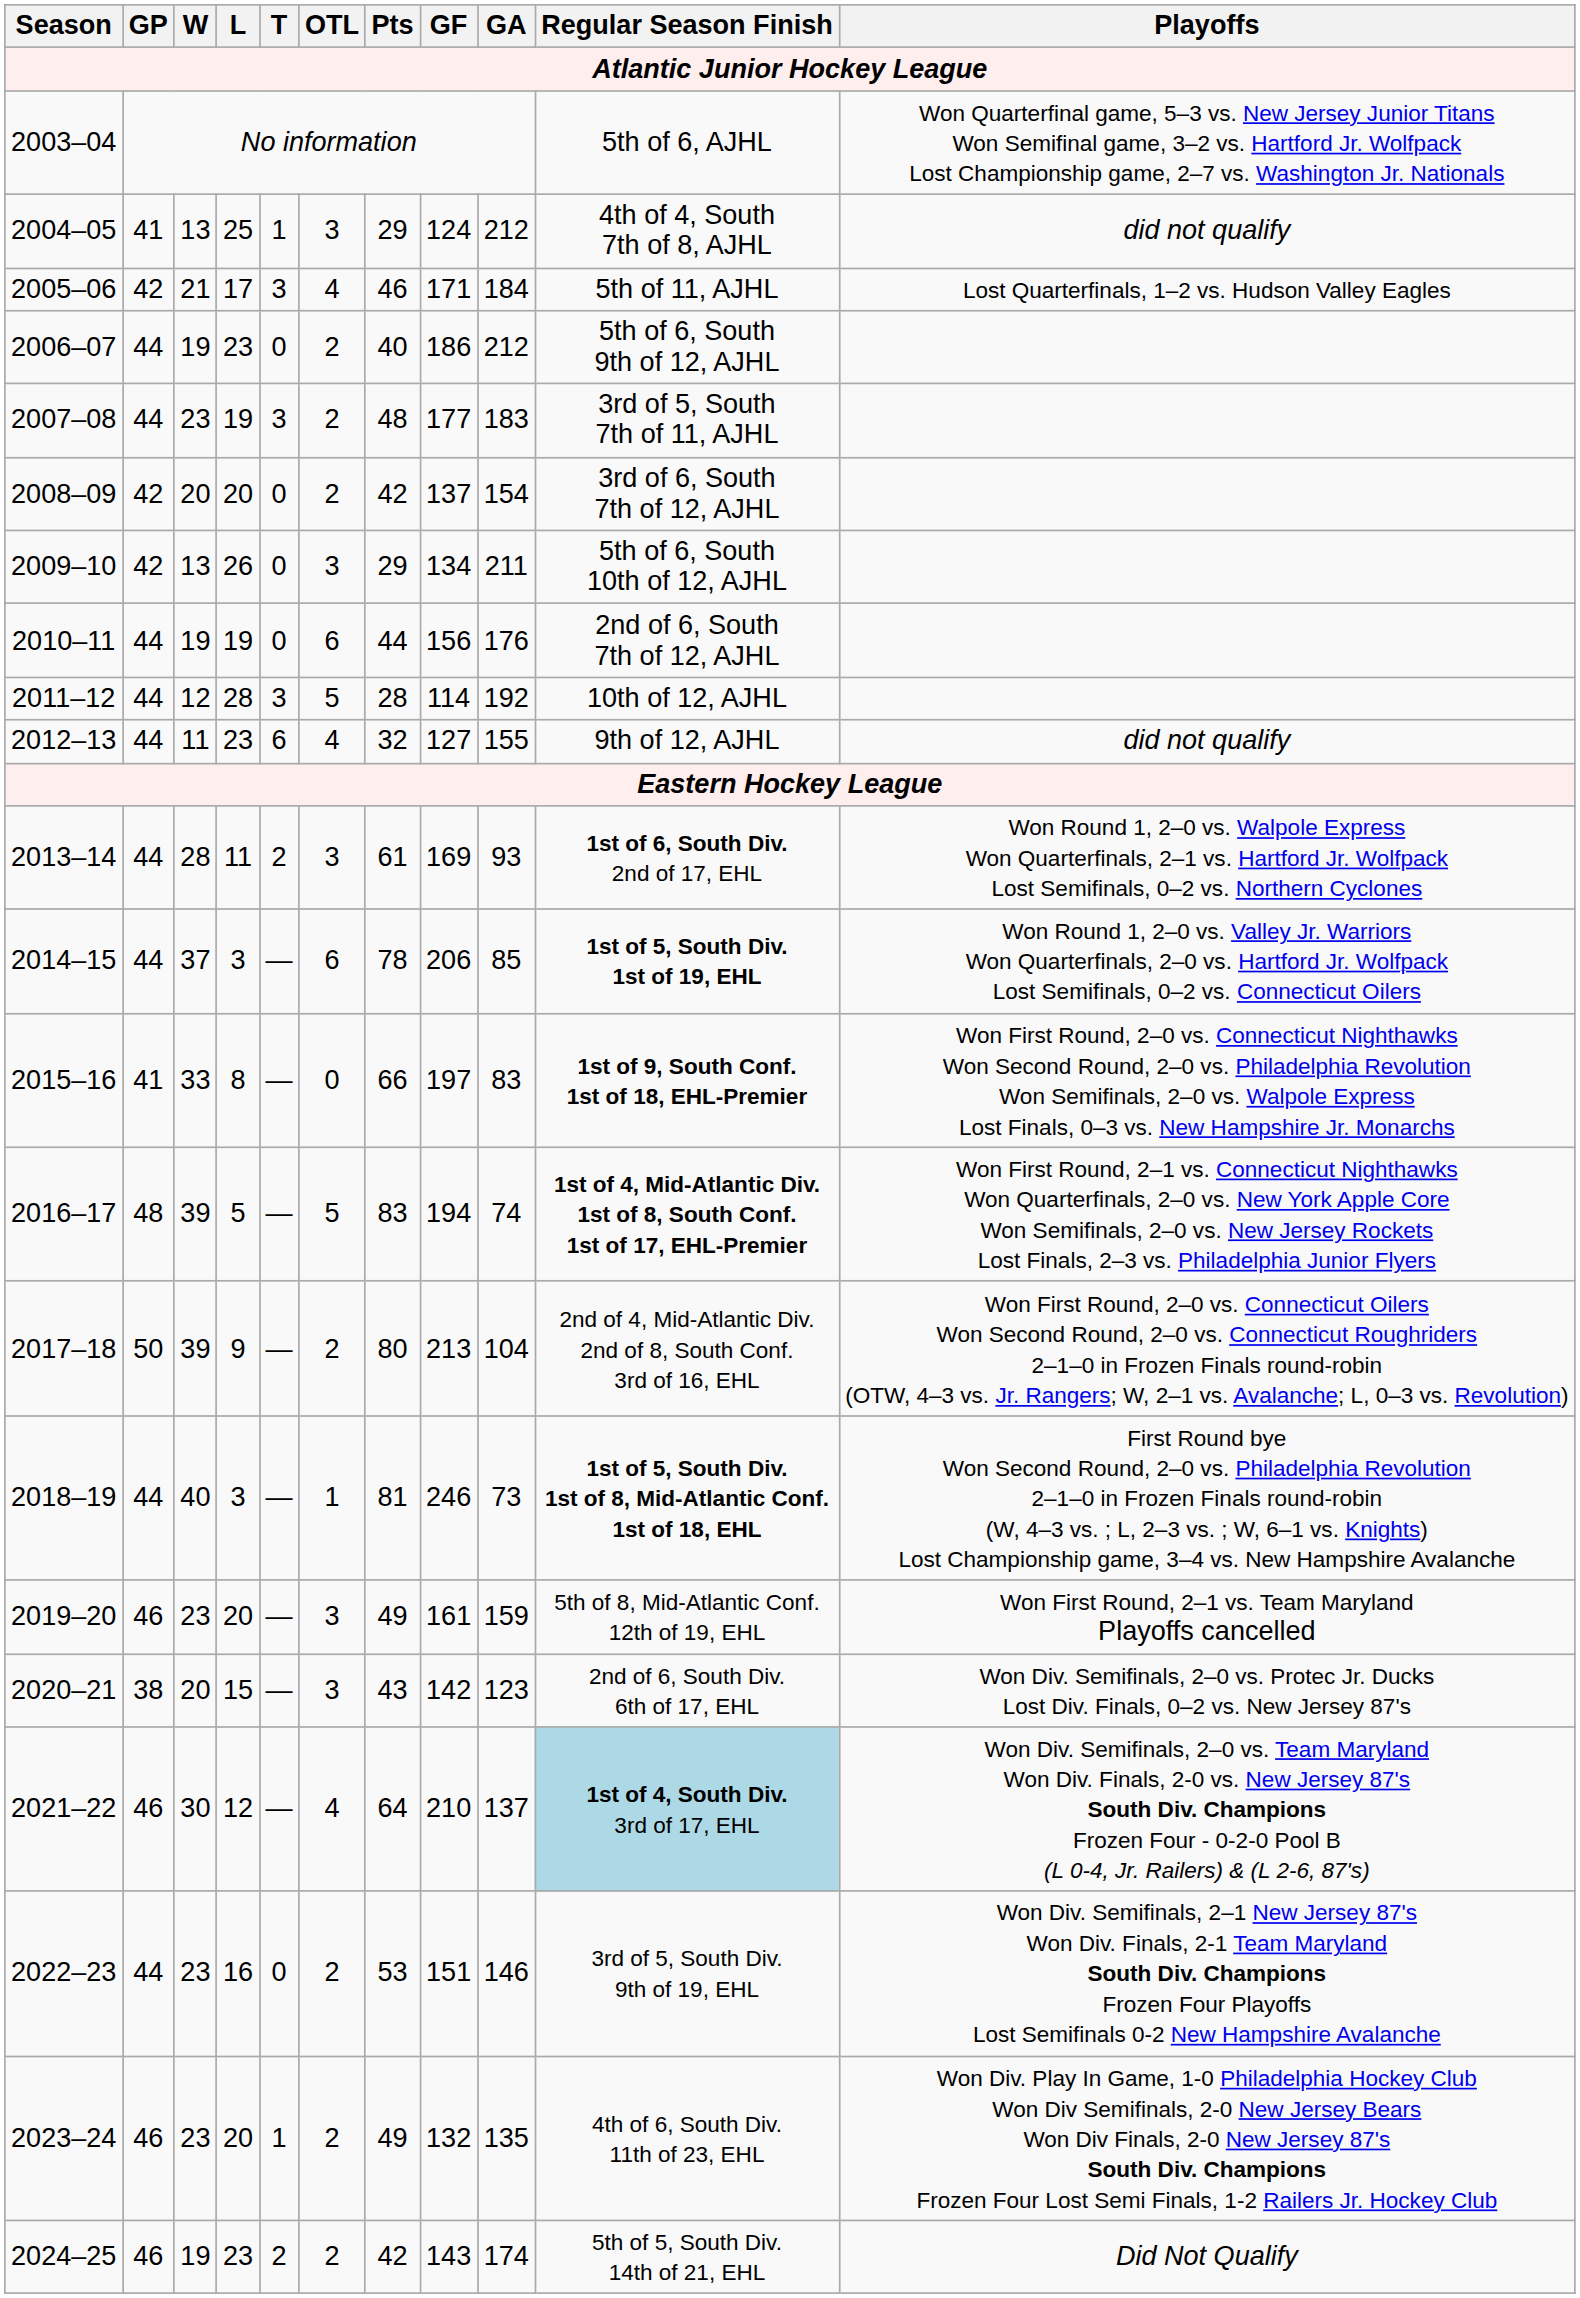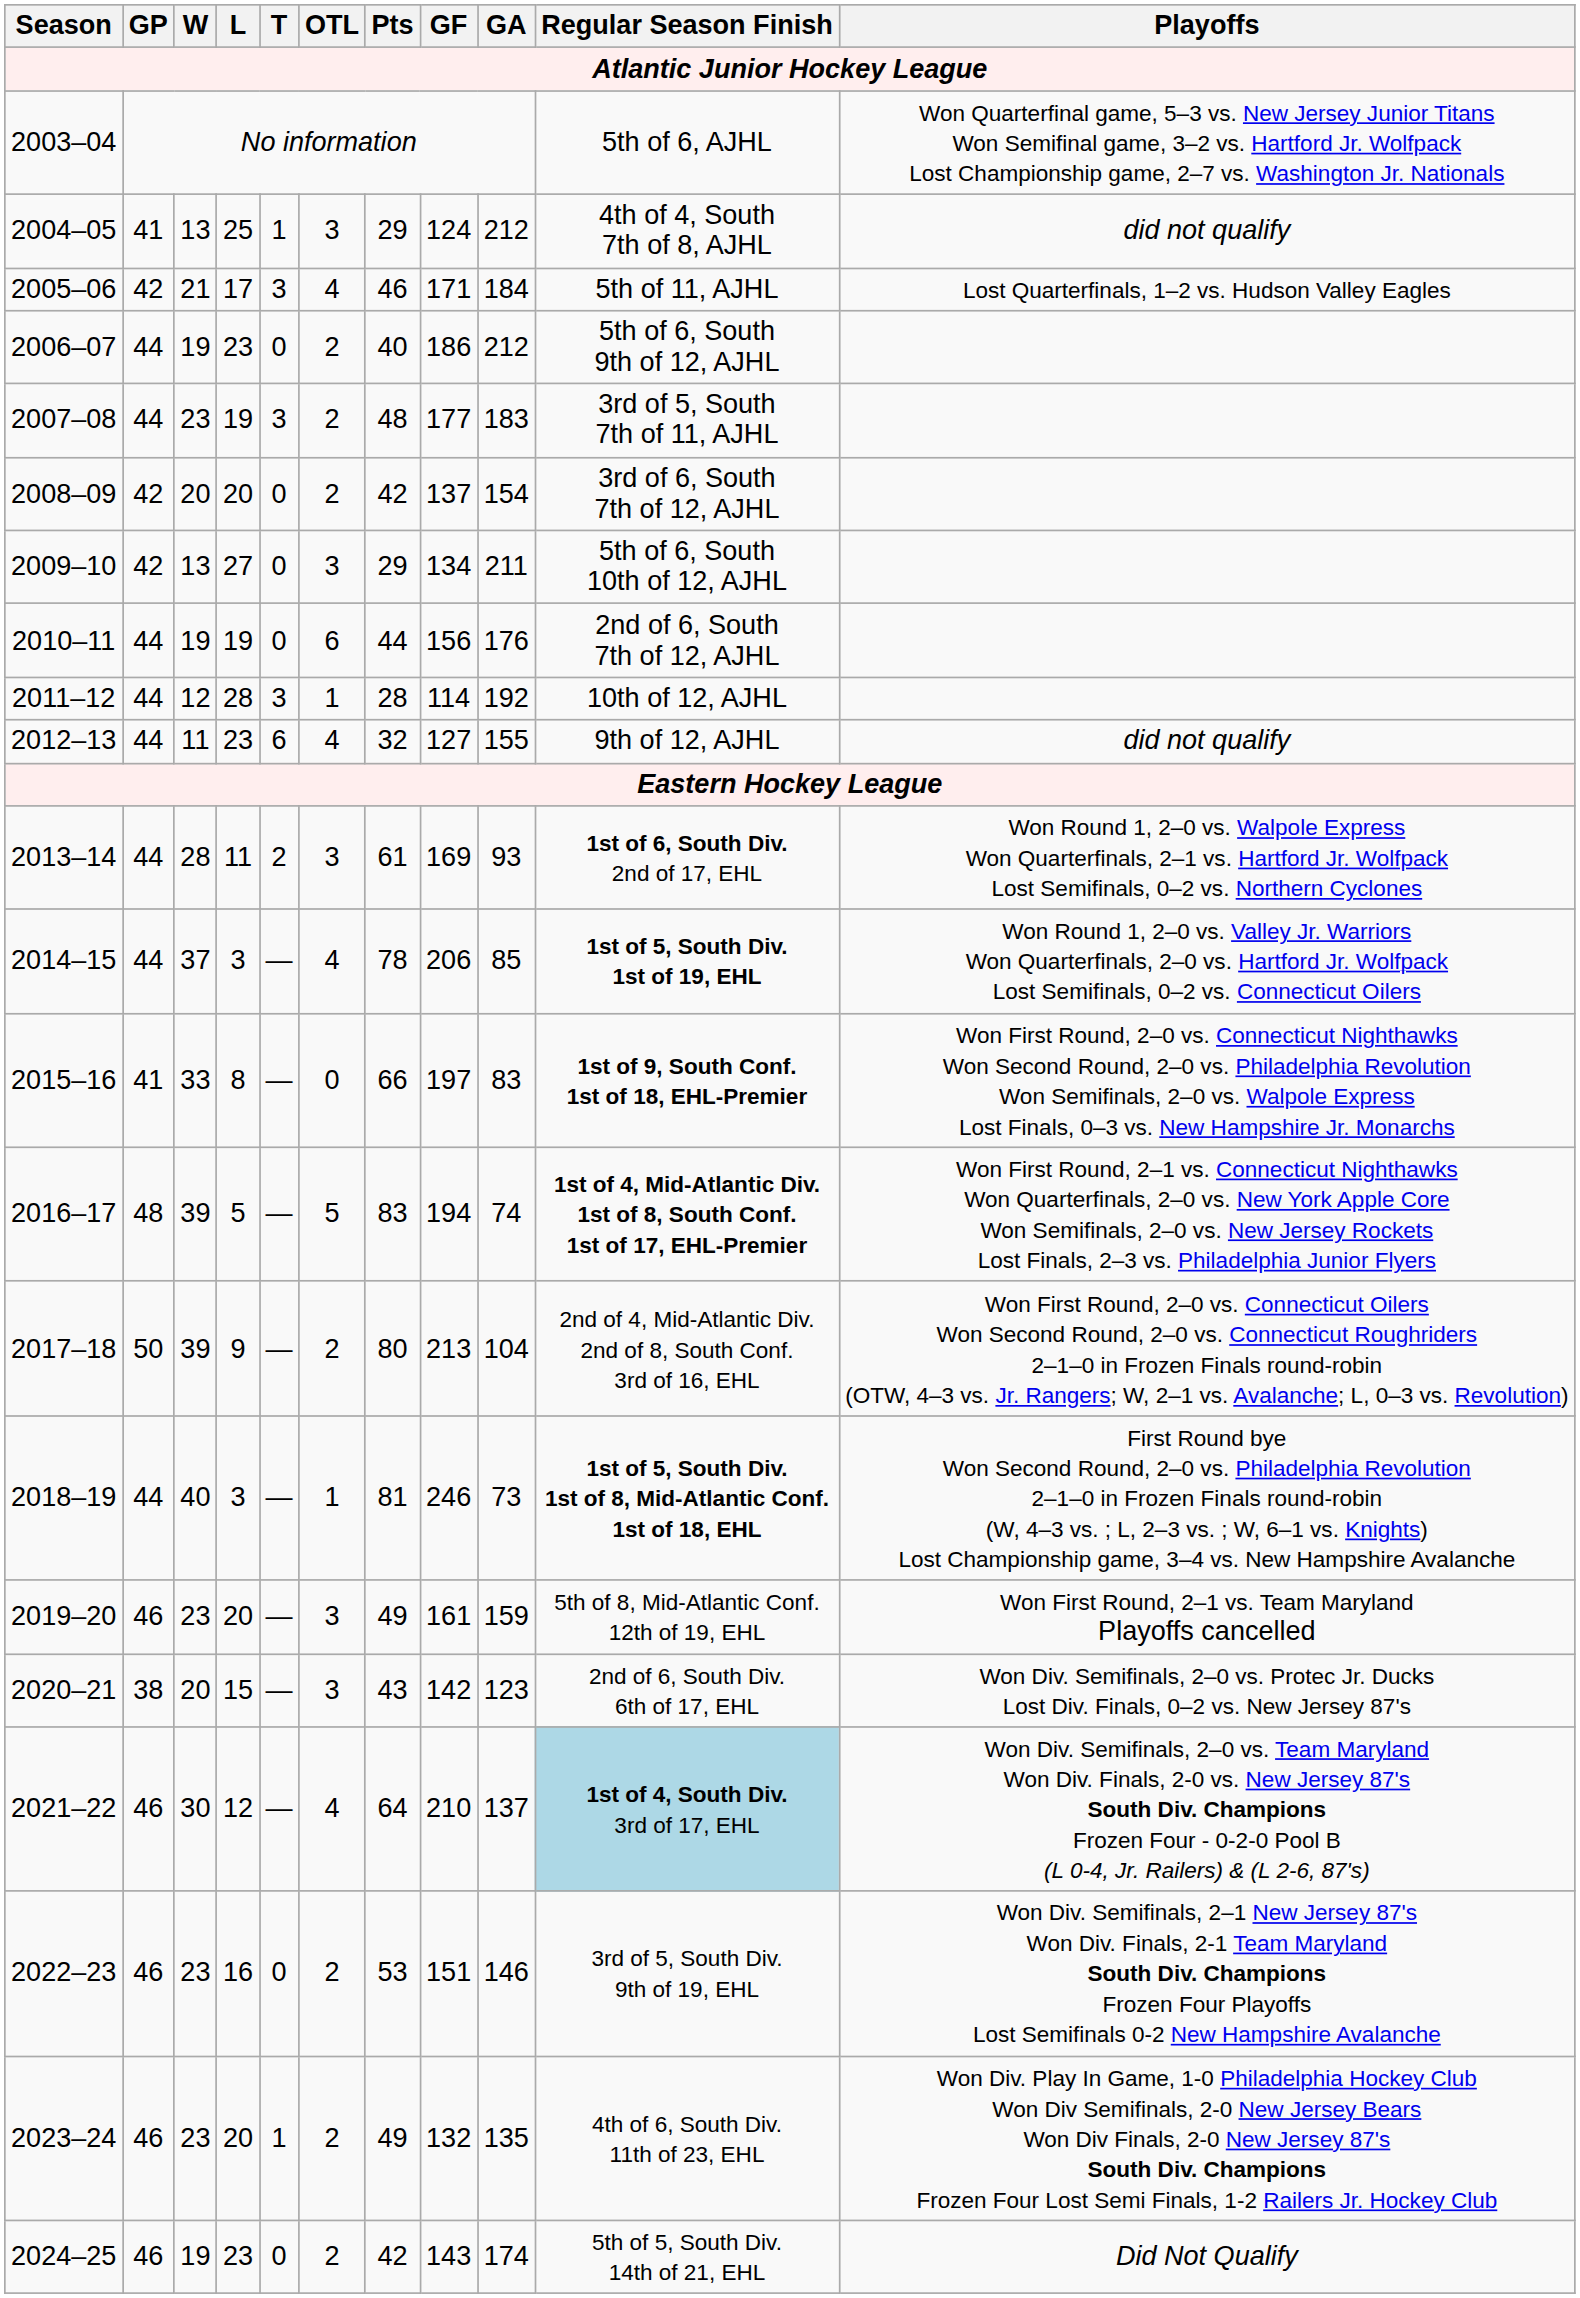(238, 566) 26 -> (238, 566) 27
(332, 698) 5 -> (332, 698) 1
(332, 960) 6 -> (332, 960) 4
(148, 1973) 44 -> (148, 1973) 46
(279, 2256) 2 -> (279, 2256) 0
